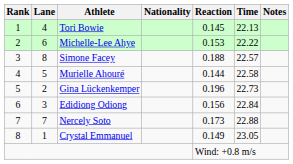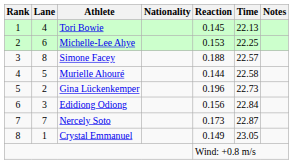(247, 43) 22.22 -> (247, 43) 22.25
(247, 120) 22.88 -> (247, 120) 22.87
